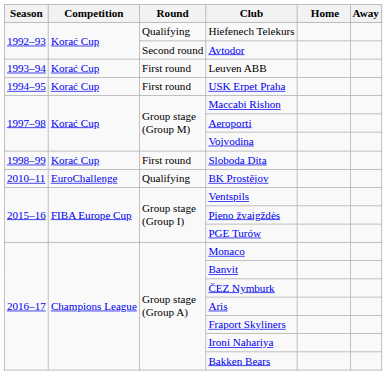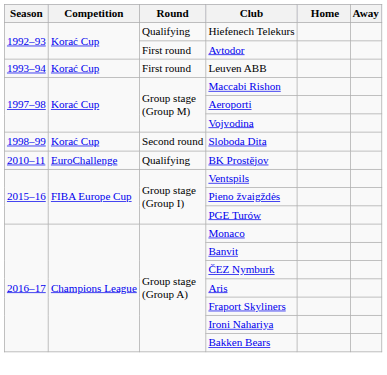(173, 50) Second round -> (166, 50) First round
- row: (247, 87)
(166, 160) First round -> (173, 141) Second round
